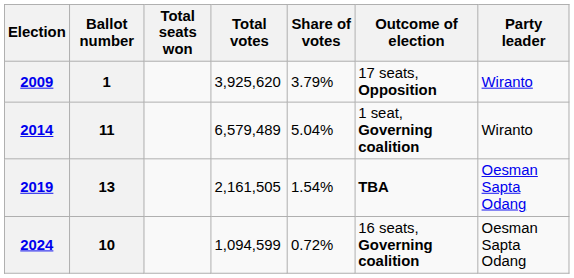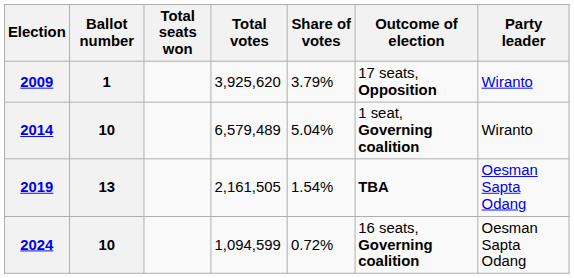(107, 130) 11 -> (107, 130) 10
